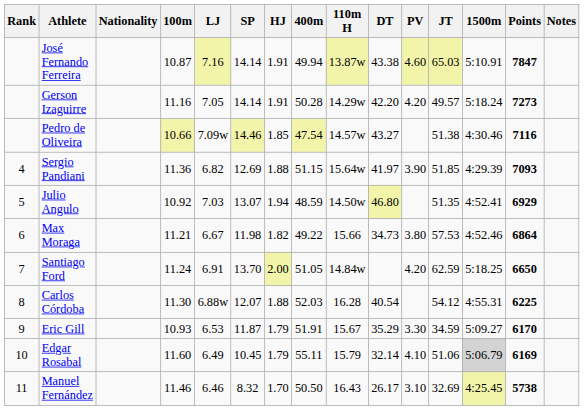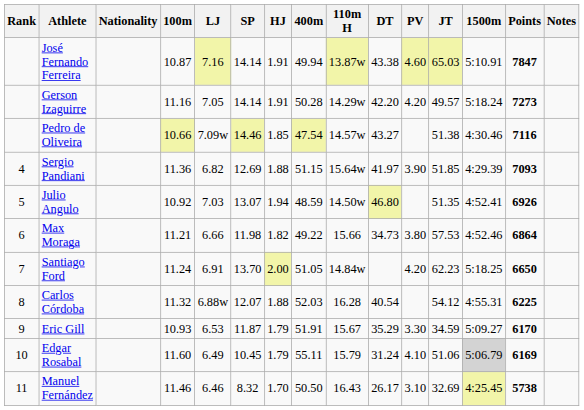(525, 202) 6929 -> (525, 202) 6926
(213, 235) 6.67 -> (213, 235) 6.66
(446, 268) 62.59 -> (446, 268) 62.23
(178, 302) 11.30 -> (178, 302) 11.32
(385, 355) 32.14 -> (385, 355) 31.24
